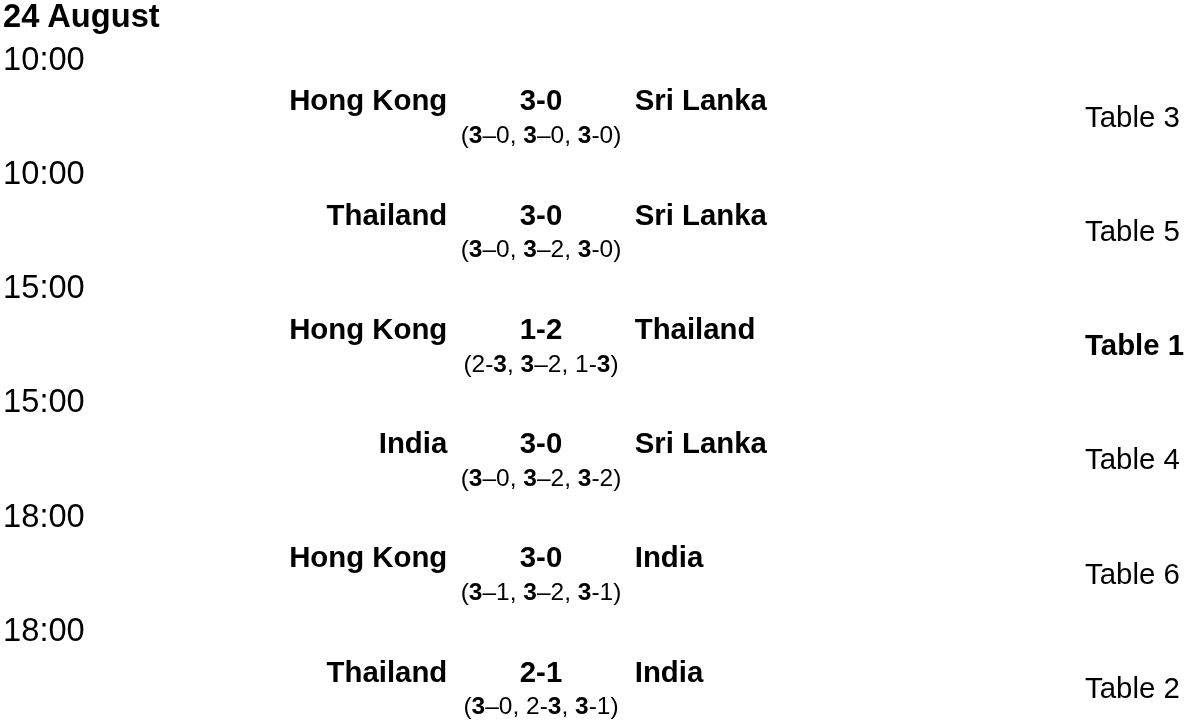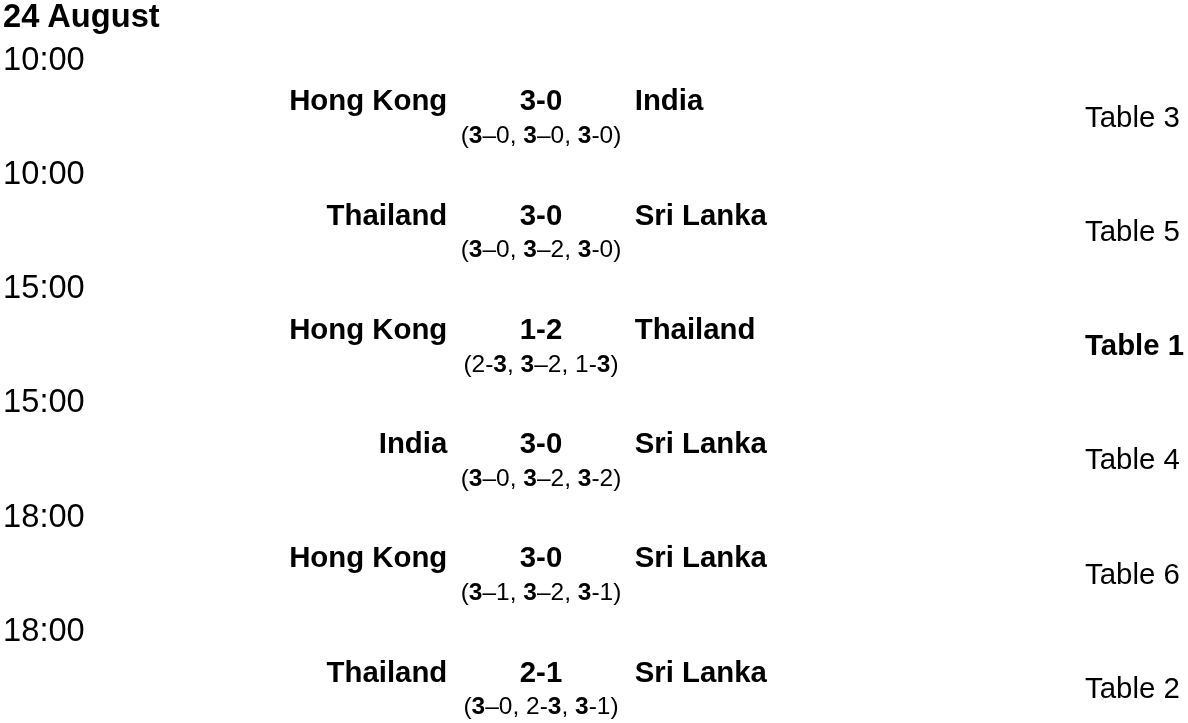(701, 100) Sri Lanka -> (669, 100) India
(669, 557) India -> (701, 557) Sri Lanka
(669, 671) India -> (701, 671) Sri Lanka
